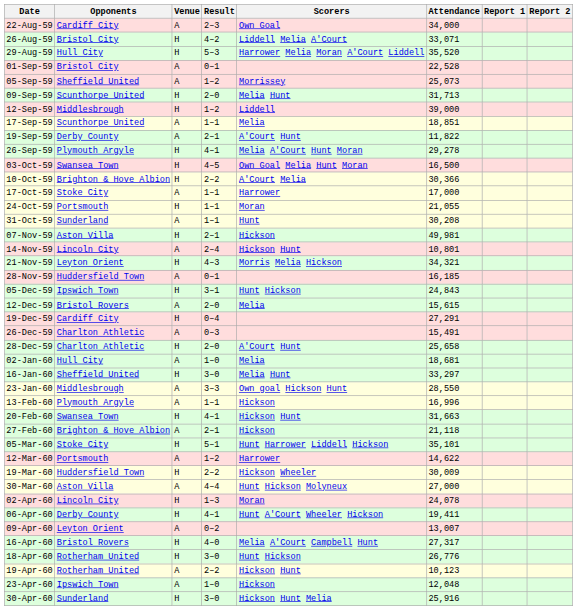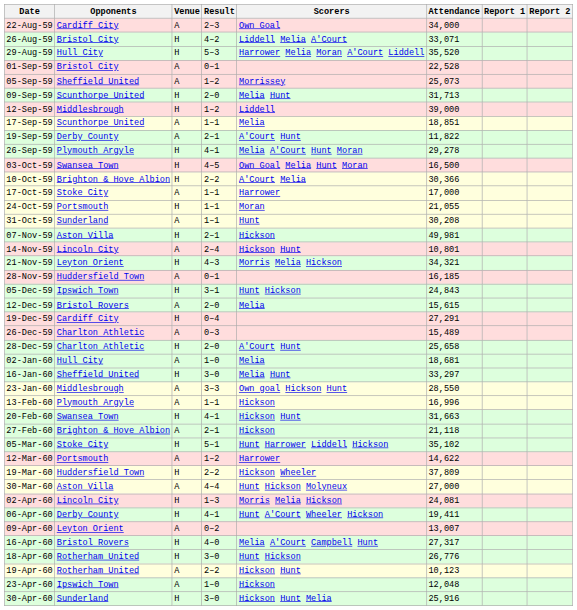(444, 333) 15,491 -> (444, 333) 15,489
(444, 445) 35,101 -> (444, 445) 35,102
(444, 473) 30,009 -> (444, 473) 37,809
(252, 501) Moran -> (290, 501) Morris Melia Hickson
(444, 501) 24,078 -> (444, 501) 24,081
